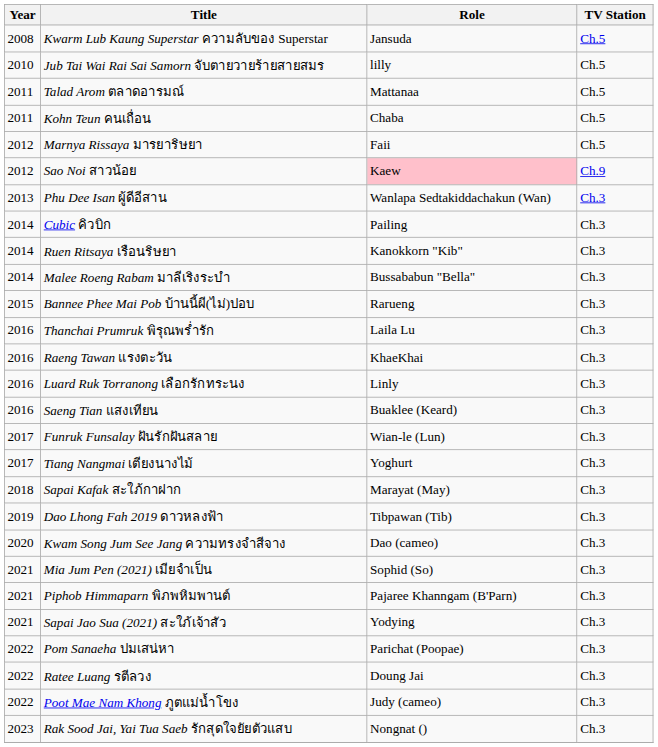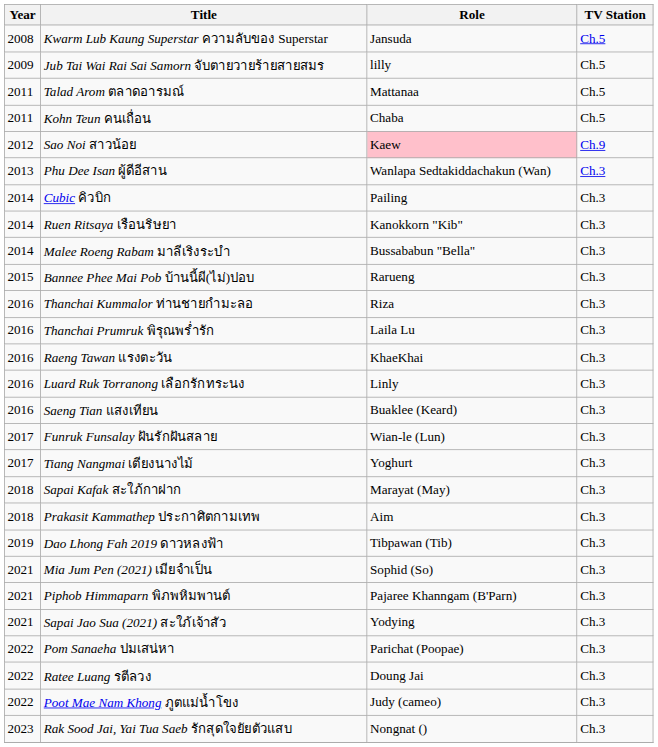(21, 65) 2010 -> (21, 65) 2009
- row: (123, 145)
+ row: (149, 304)
+ row: (152, 516)
- row: (165, 543)
